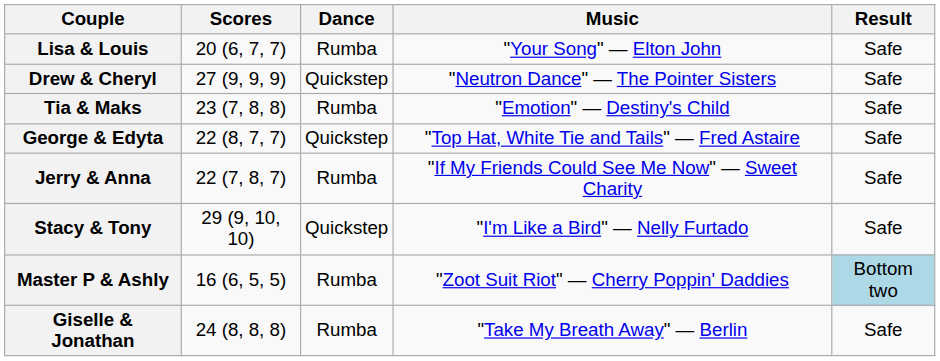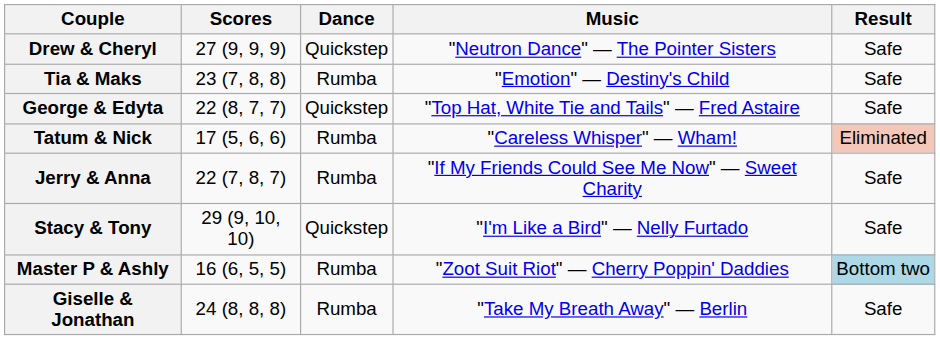- row: (93, 49)
+ row: (93, 138)
